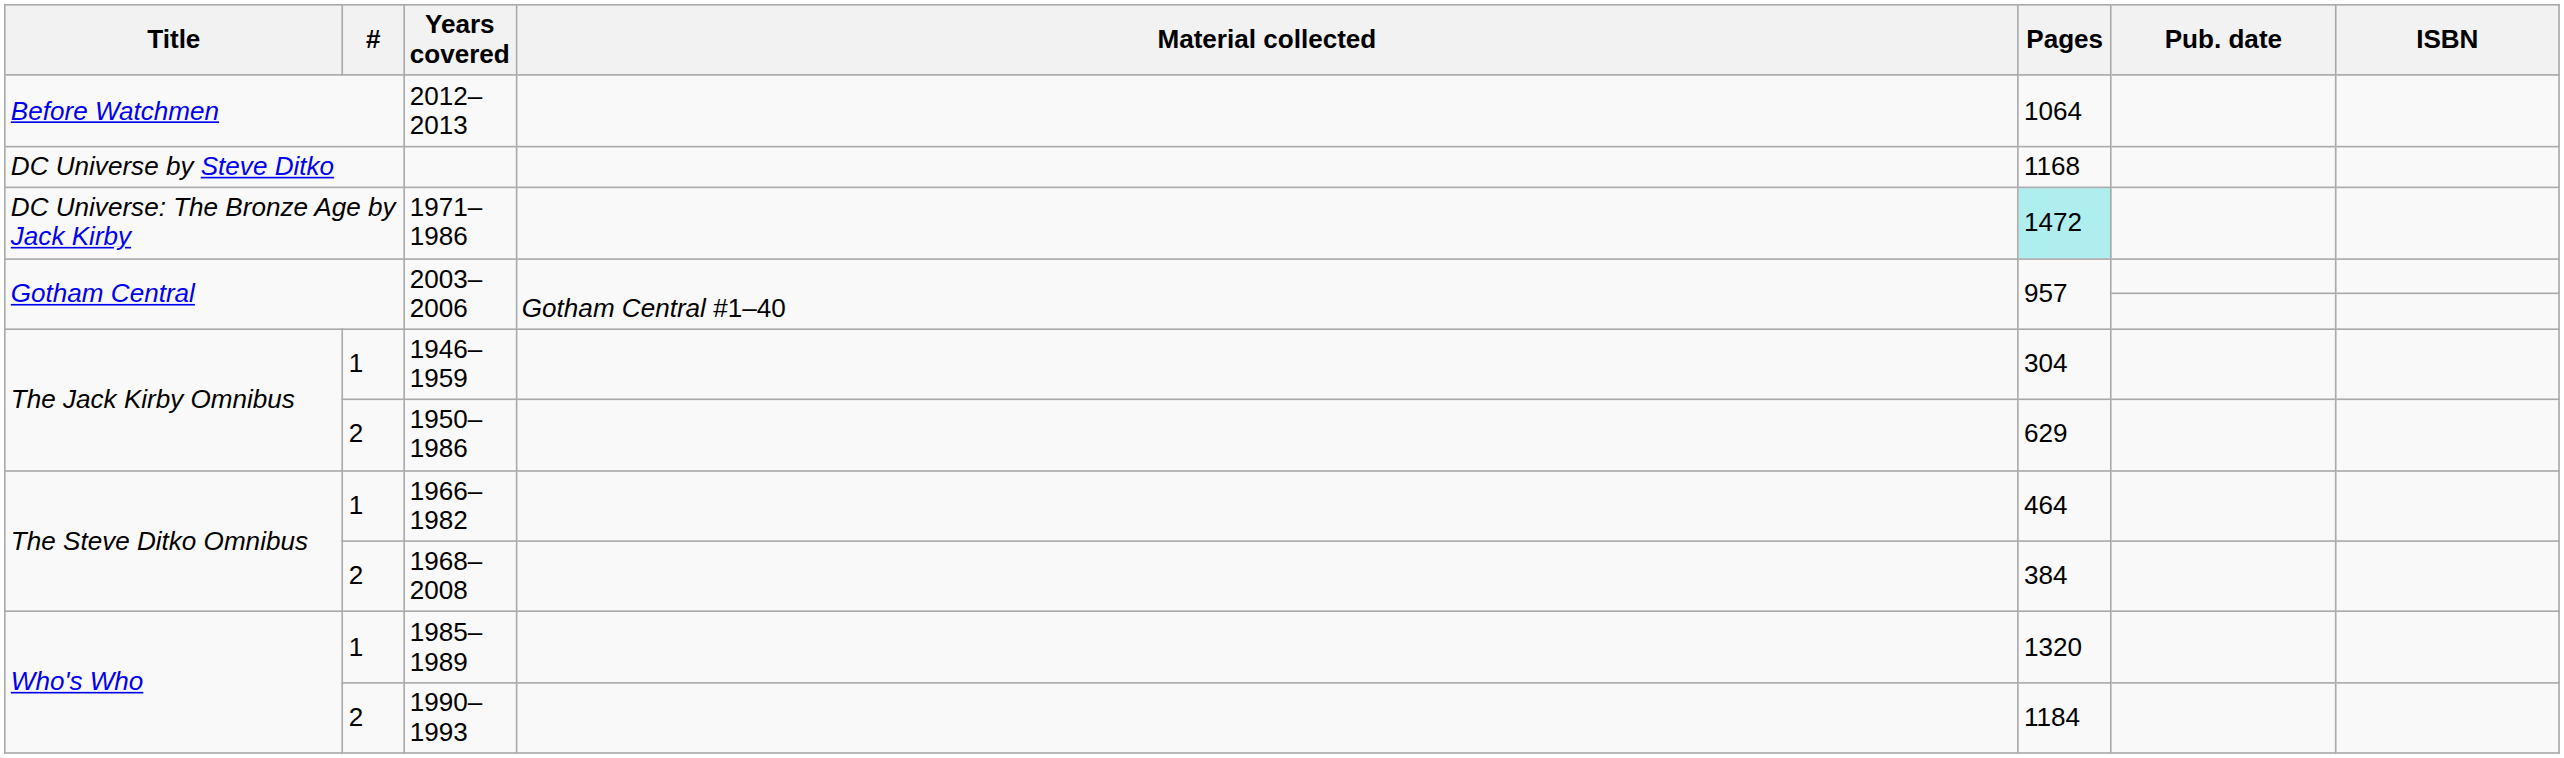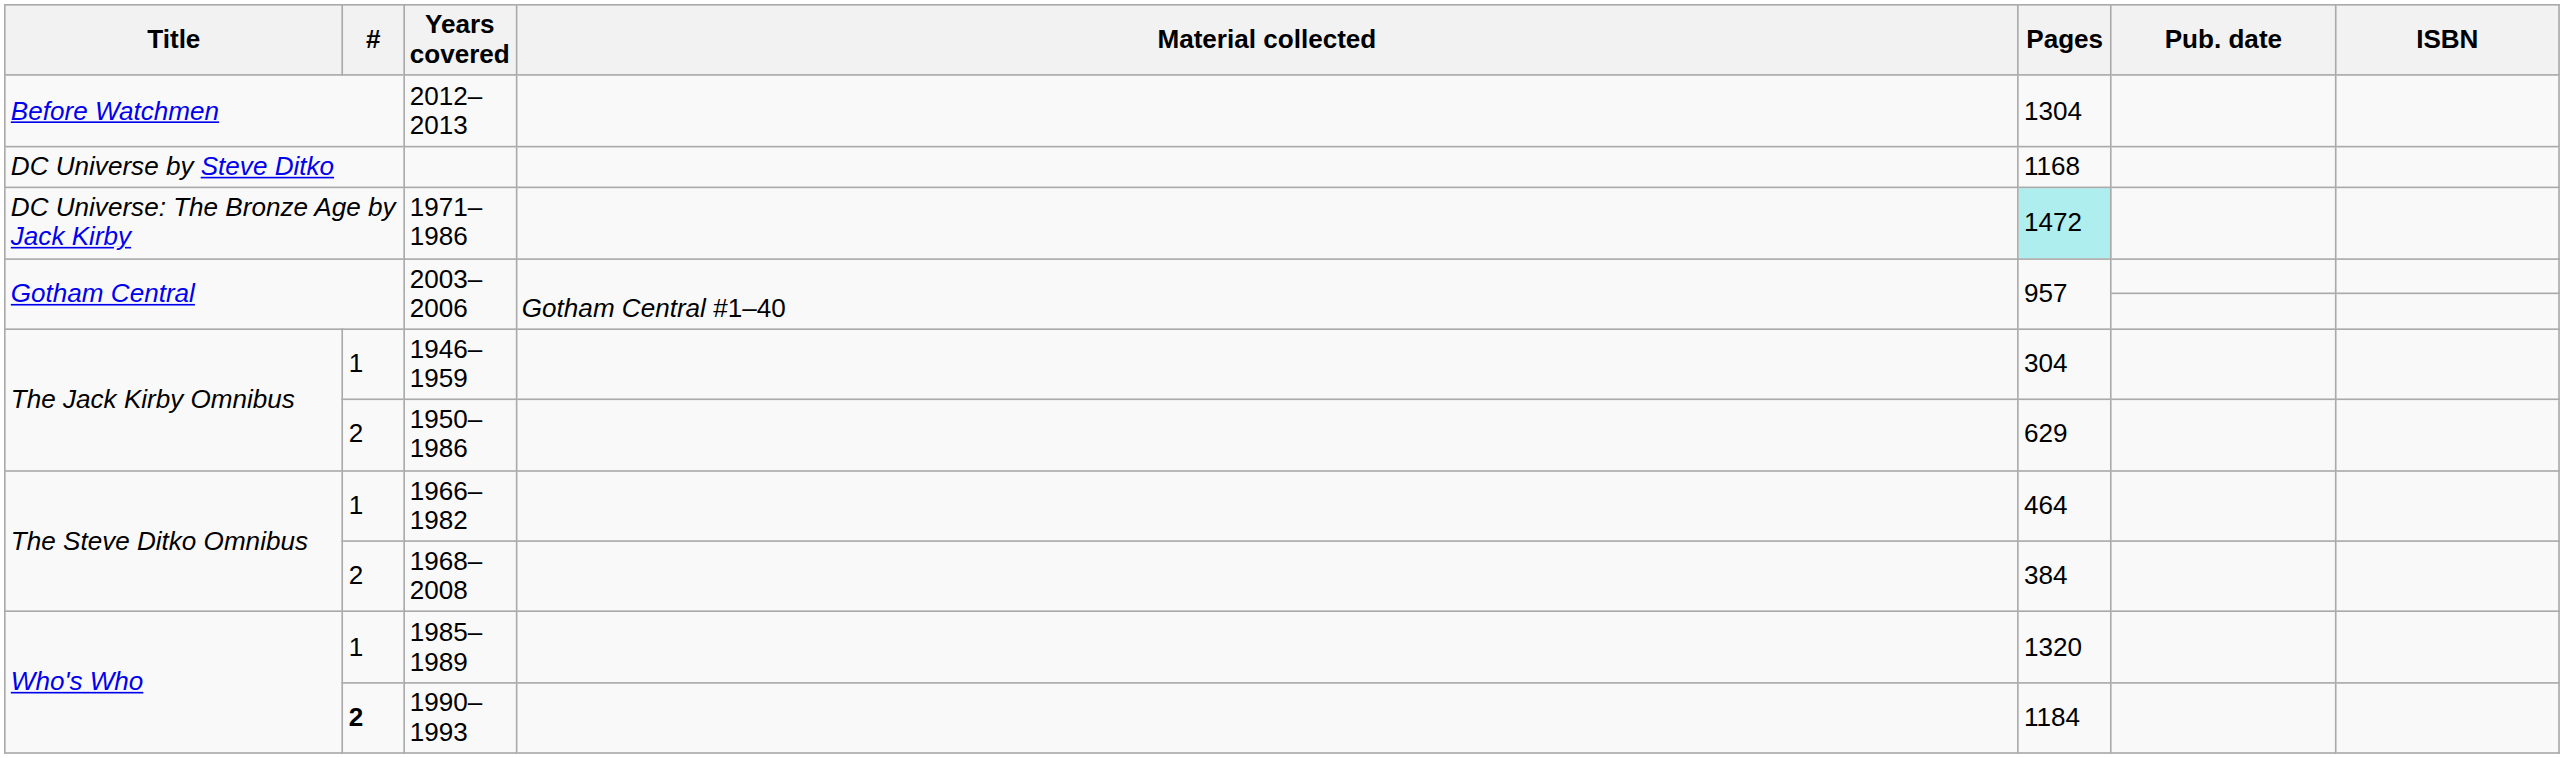(2053, 110) 1064 -> (2053, 110) 1304
(356, 717) normal -> (356, 717) bold
